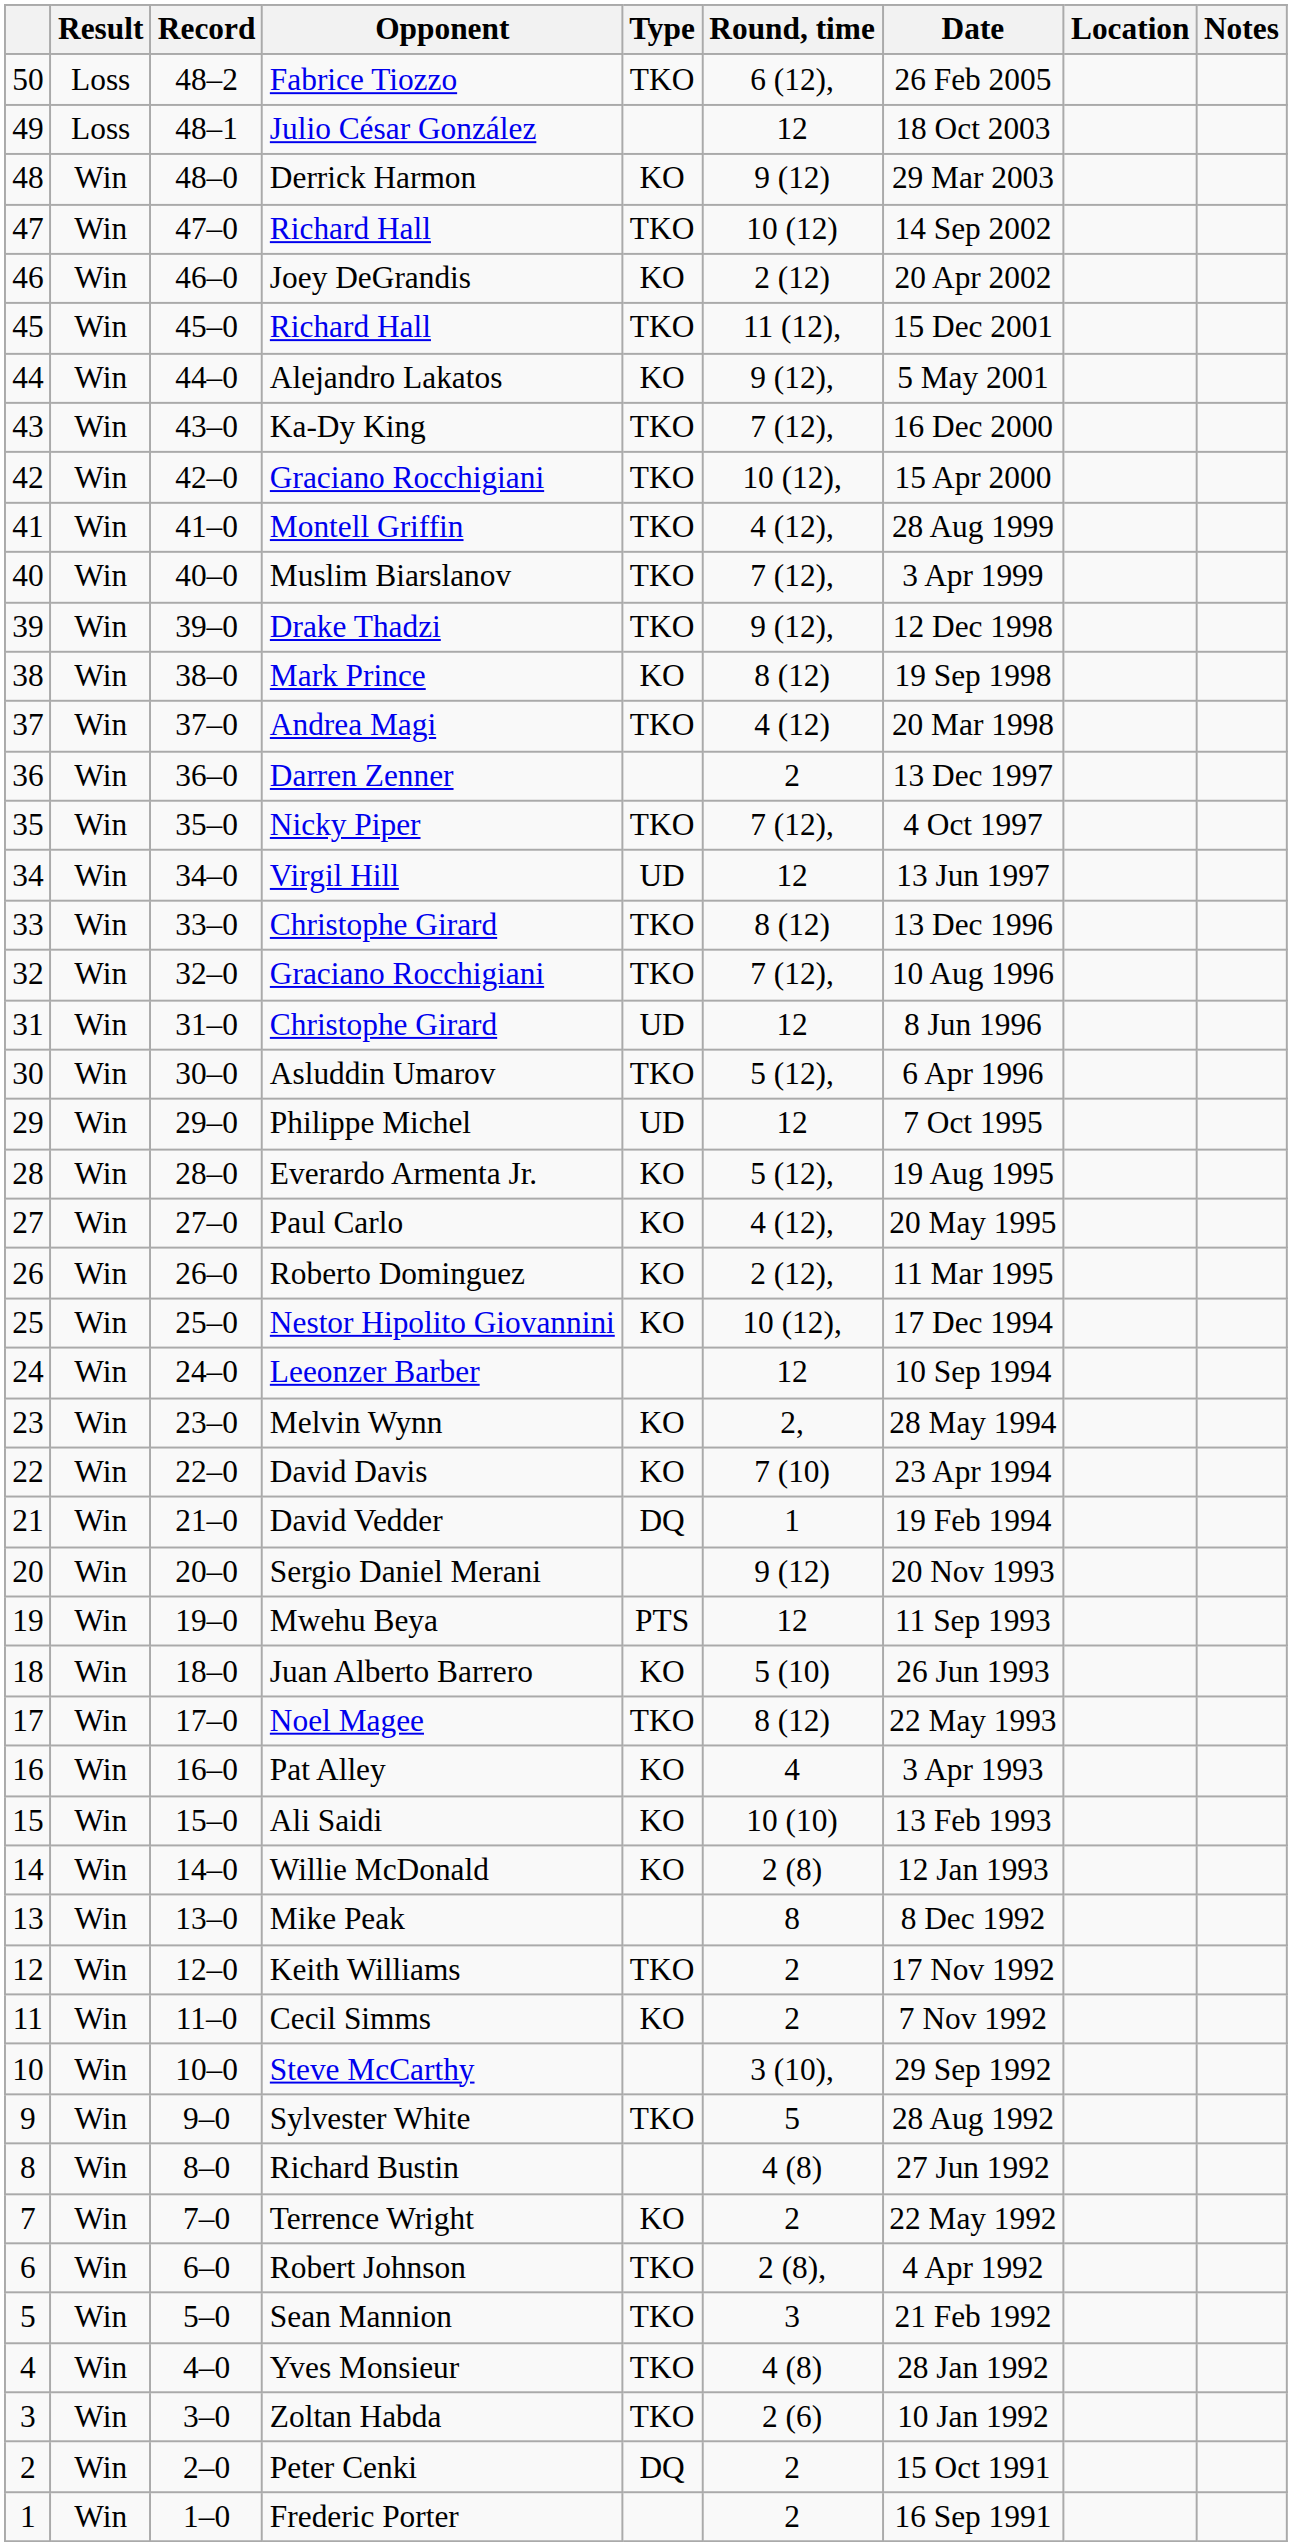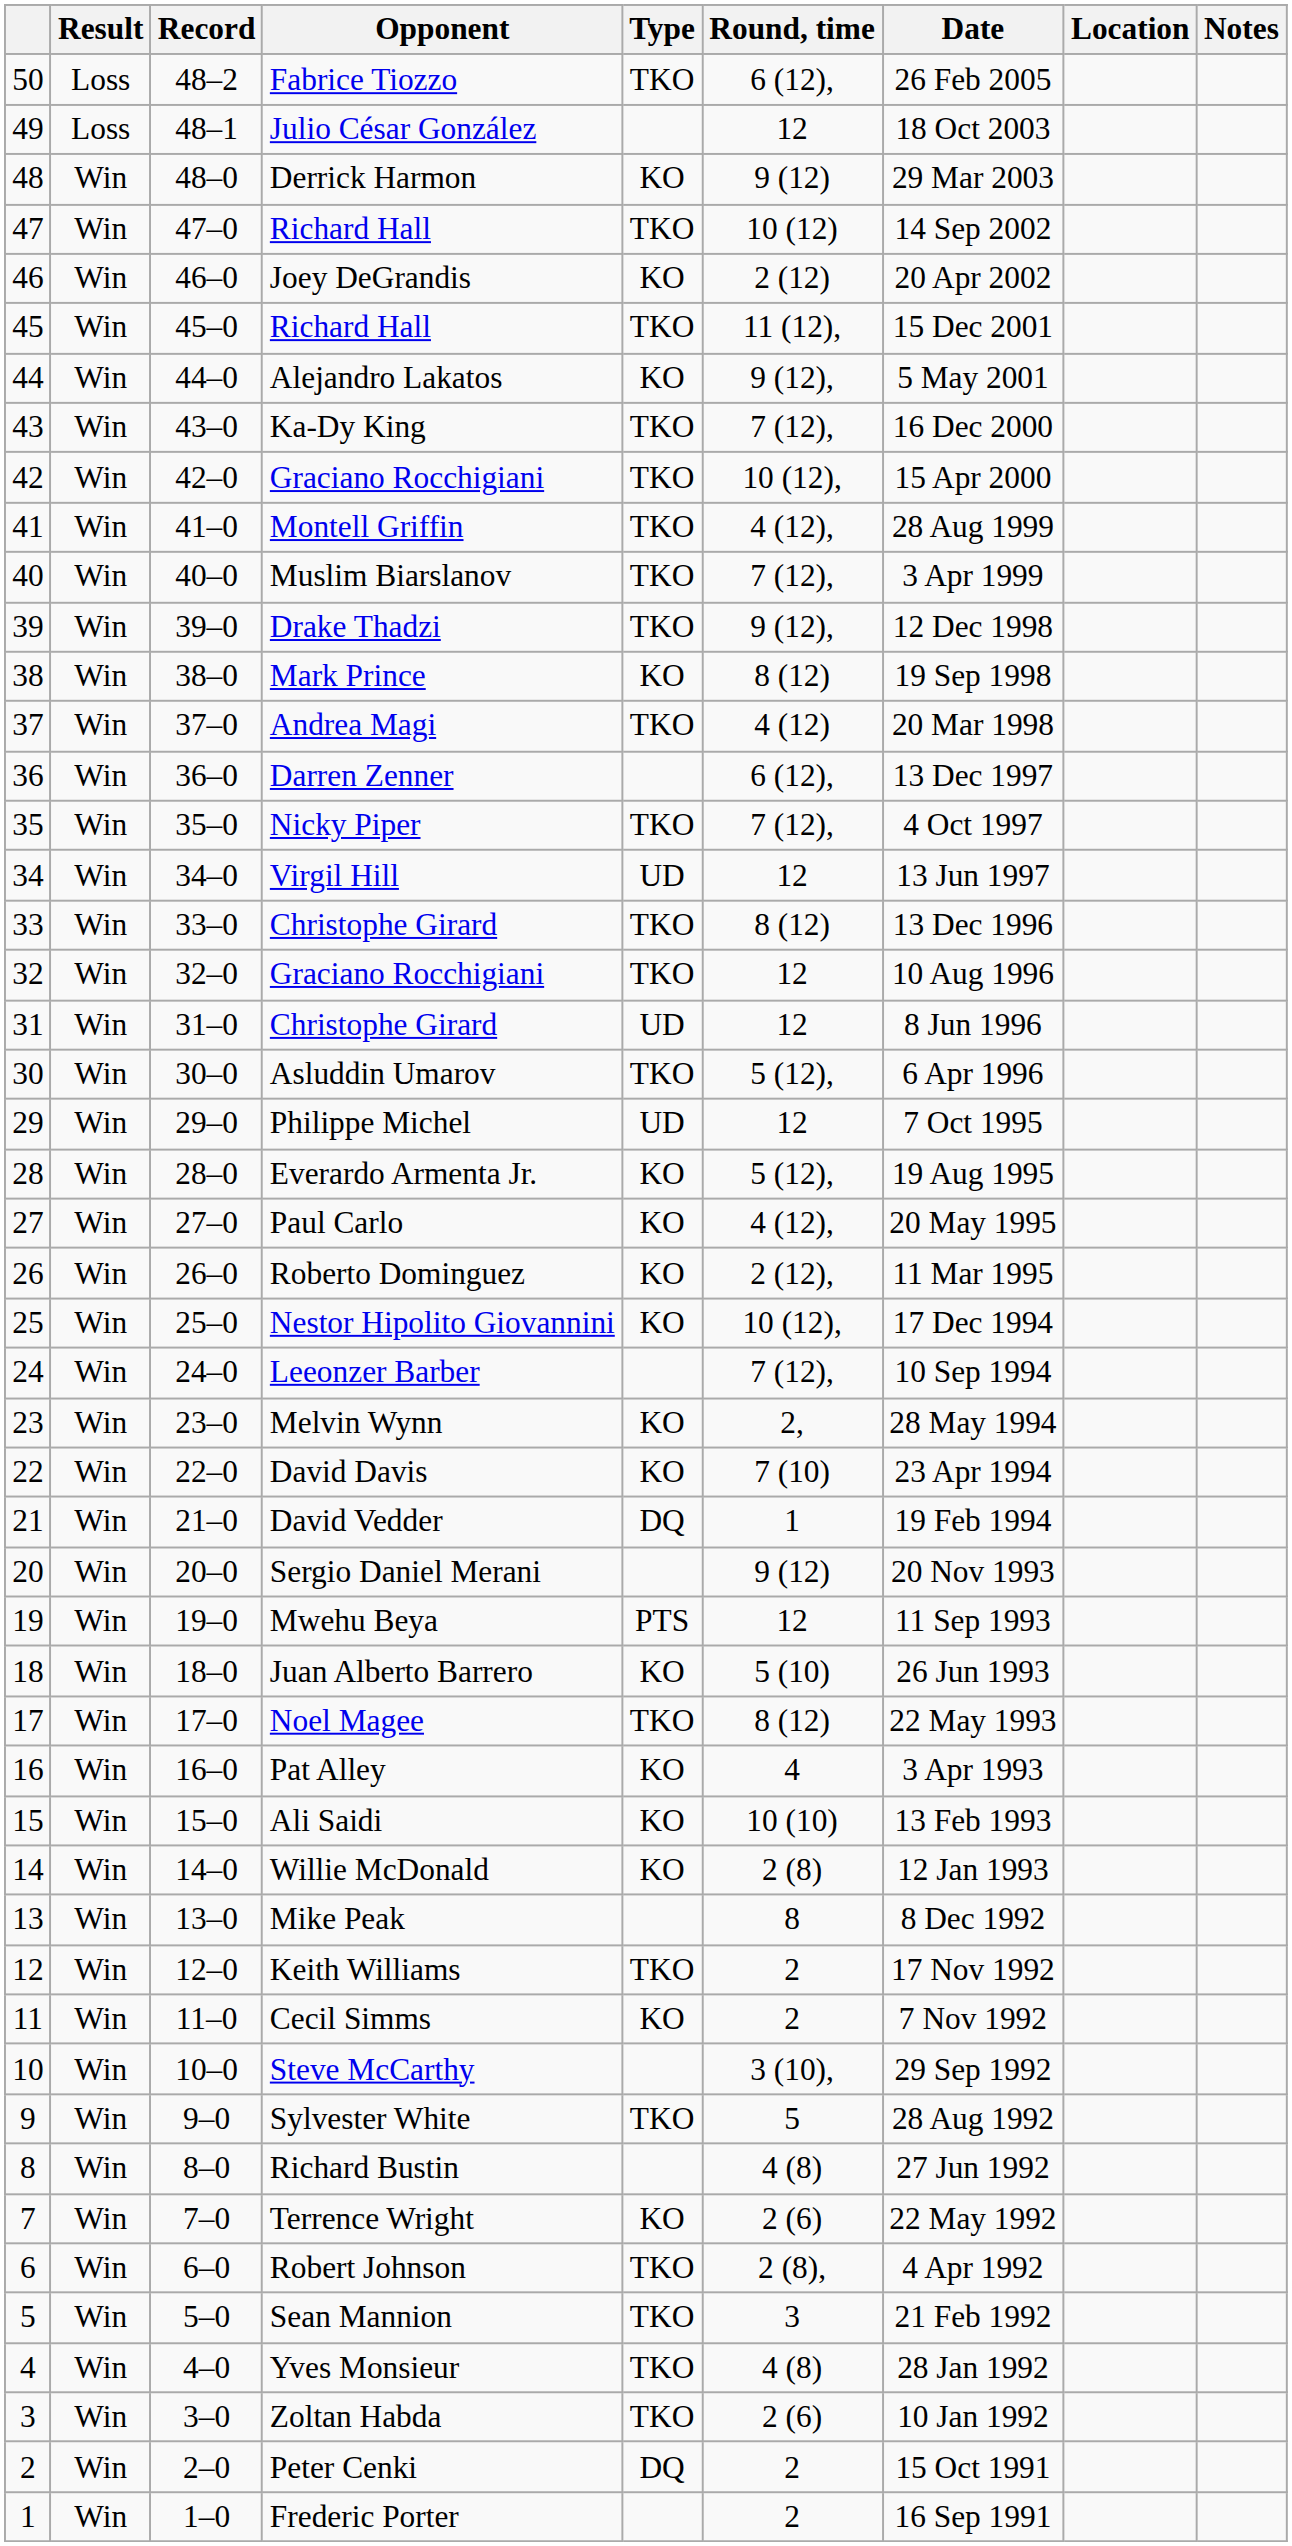(792, 775) 2 -> (792, 775) 6 (12),
(792, 974) 7 (12), -> (792, 974) 12
(792, 1372) 12 -> (792, 1372) 7 (12),
(792, 2217) 2 -> (792, 2217) 2 (6)
